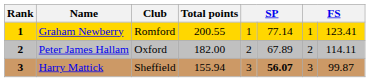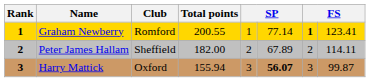(310, 31) normal -> (310, 31) bold
(151, 49) Oxford -> (155, 49) Sheffield
(155, 67) Sheffield -> (151, 67) Oxford
